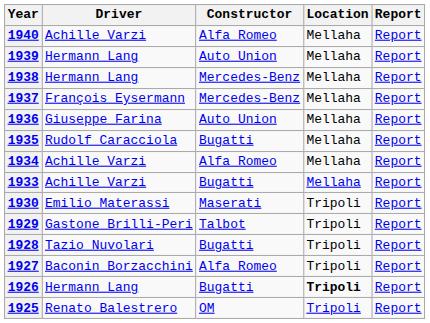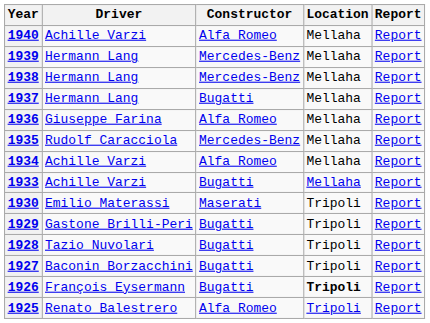(238, 57) Auto Union -> (250, 57) Mercedes-Benz
(115, 99) François Eysermann -> (92, 99) Hermann Lang
(250, 99) Mercedes-Benz -> (226, 99) Bugatti
(238, 120) Auto Union -> (238, 120) Alfa Romeo
(226, 141) Bugatti -> (250, 141) Mercedes-Benz
(222, 225) Talbot -> (226, 225) Bugatti
(238, 267) Alfa Romeo -> (226, 267) Bugatti
(92, 287) Hermann Lang -> (115, 287) François Eysermann
(207, 308) OM -> (238, 308) Alfa Romeo
